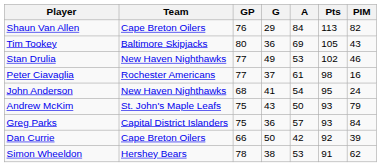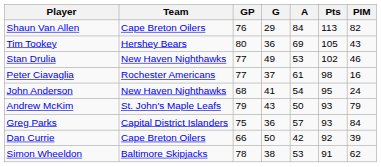(164, 43) Baltimore Skipjacks -> (154, 43) Hershey Bears
(241, 106) 75 -> (241, 106) 79
(154, 153) Hershey Bears -> (164, 153) Baltimore Skipjacks
